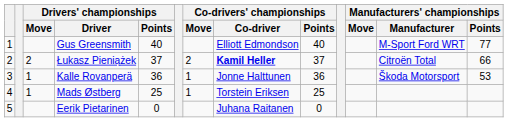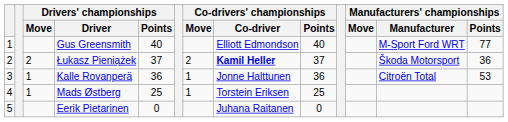(407, 60) Citroën Total -> (419, 60) Škoda Motorsport
(485, 60) 66 -> (485, 60) 36
(419, 76) Škoda Motorsport -> (407, 76) Citroën Total
